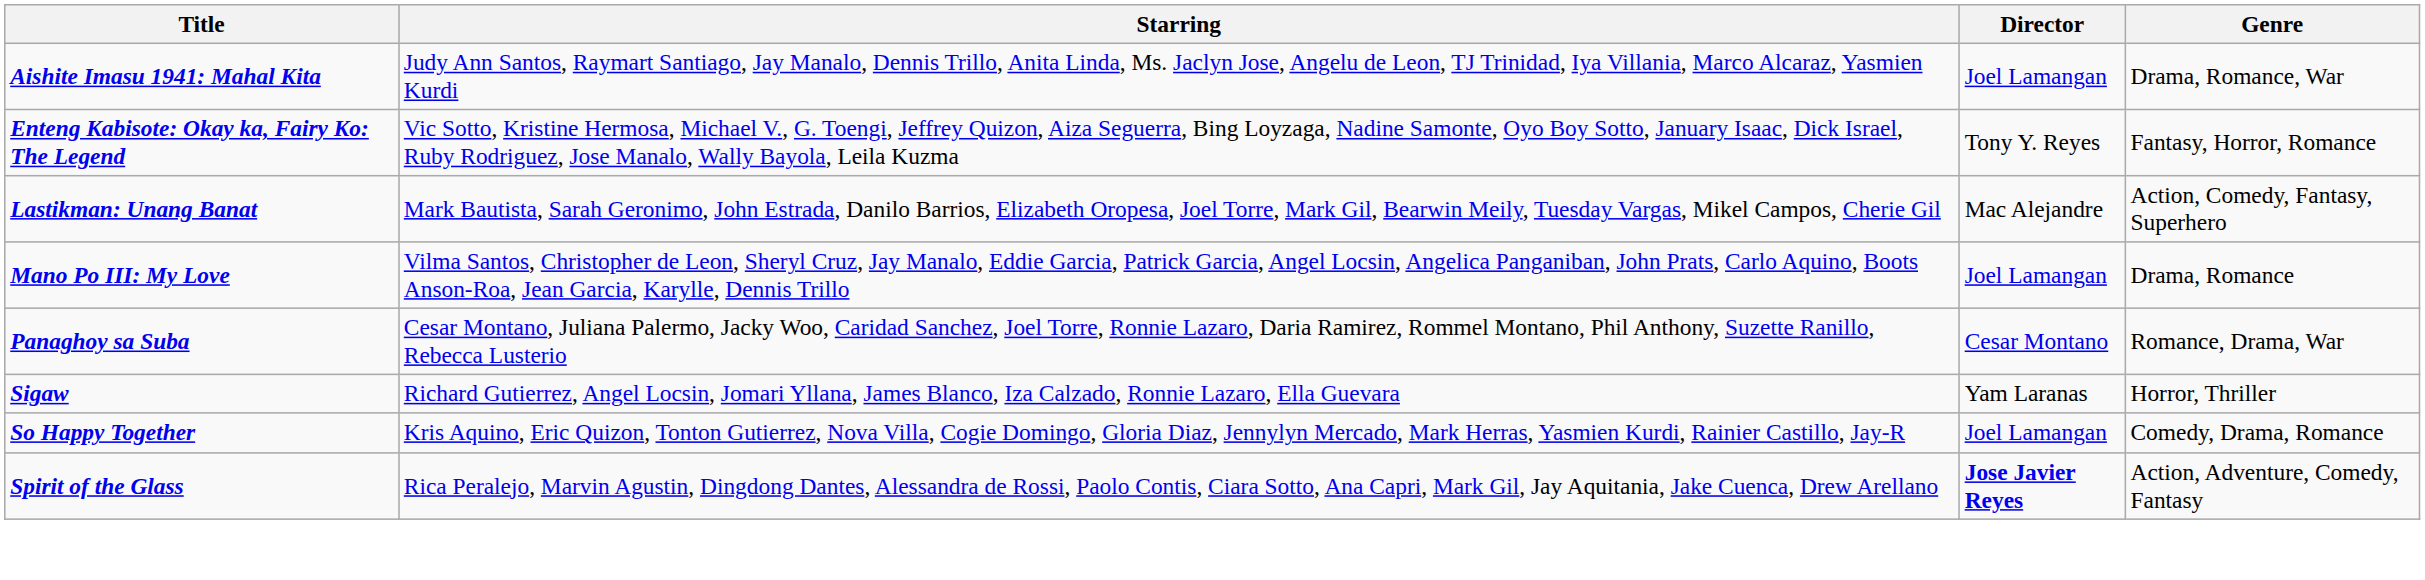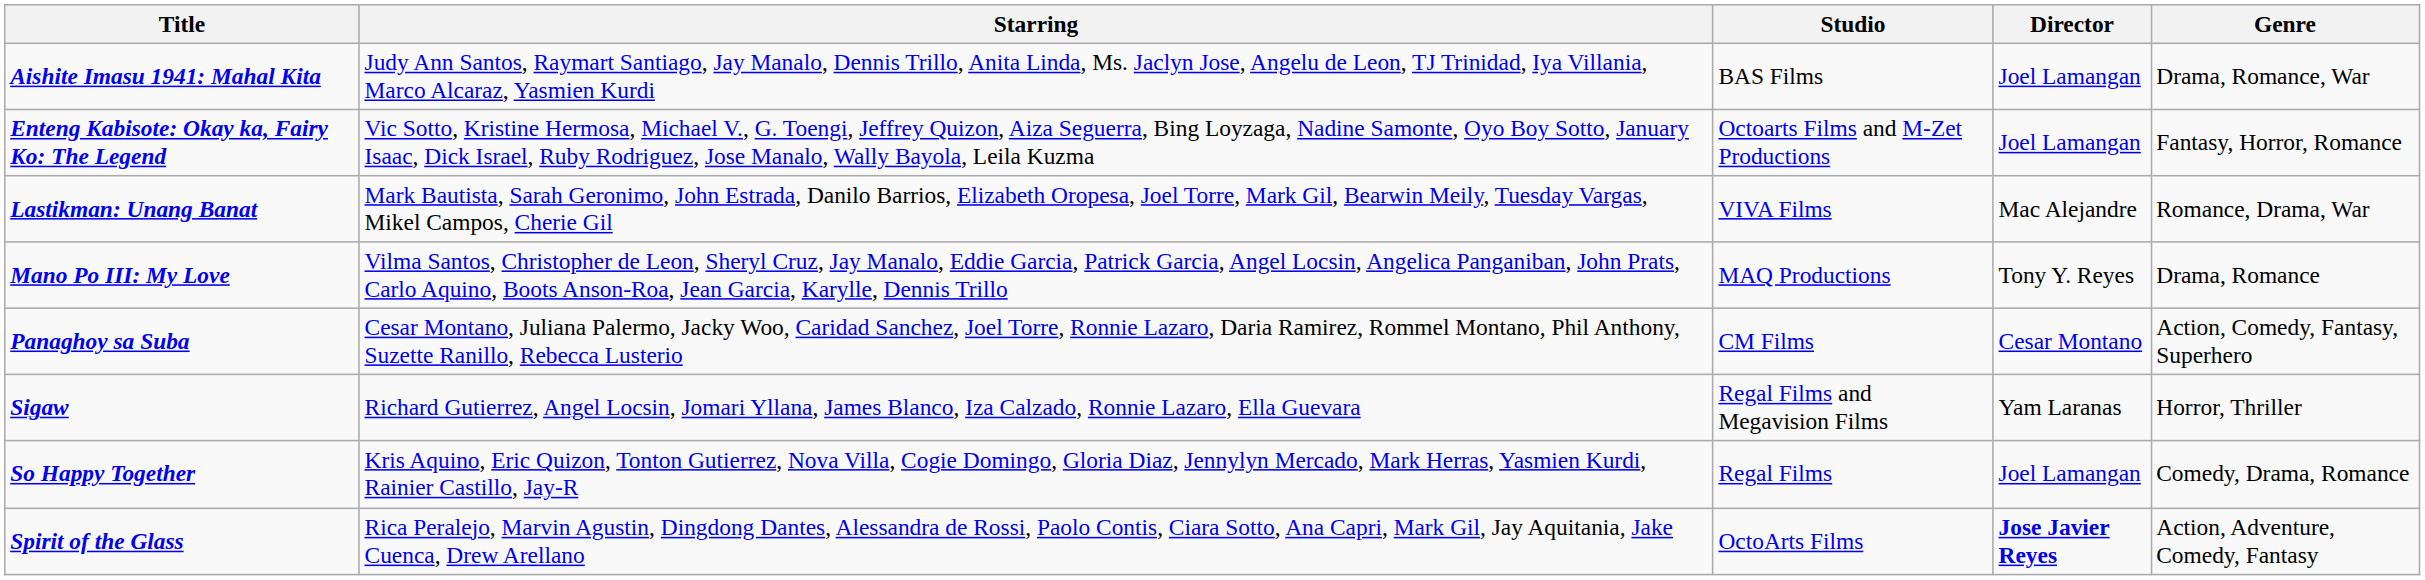+ column: (1853, 23)
(2032, 142) Tony Y. Reyes -> (2070, 142) Joel Lamangan
(2251, 209) Action, Comedy, Fantasy, Superhero -> (2263, 209) Romance, Drama, War
(2036, 275) Joel Lamangan -> (2066, 275) Tony Y. Reyes
(2237, 341) Romance, Drama, War -> (2277, 341) Action, Comedy, Fantasy, Superhero
